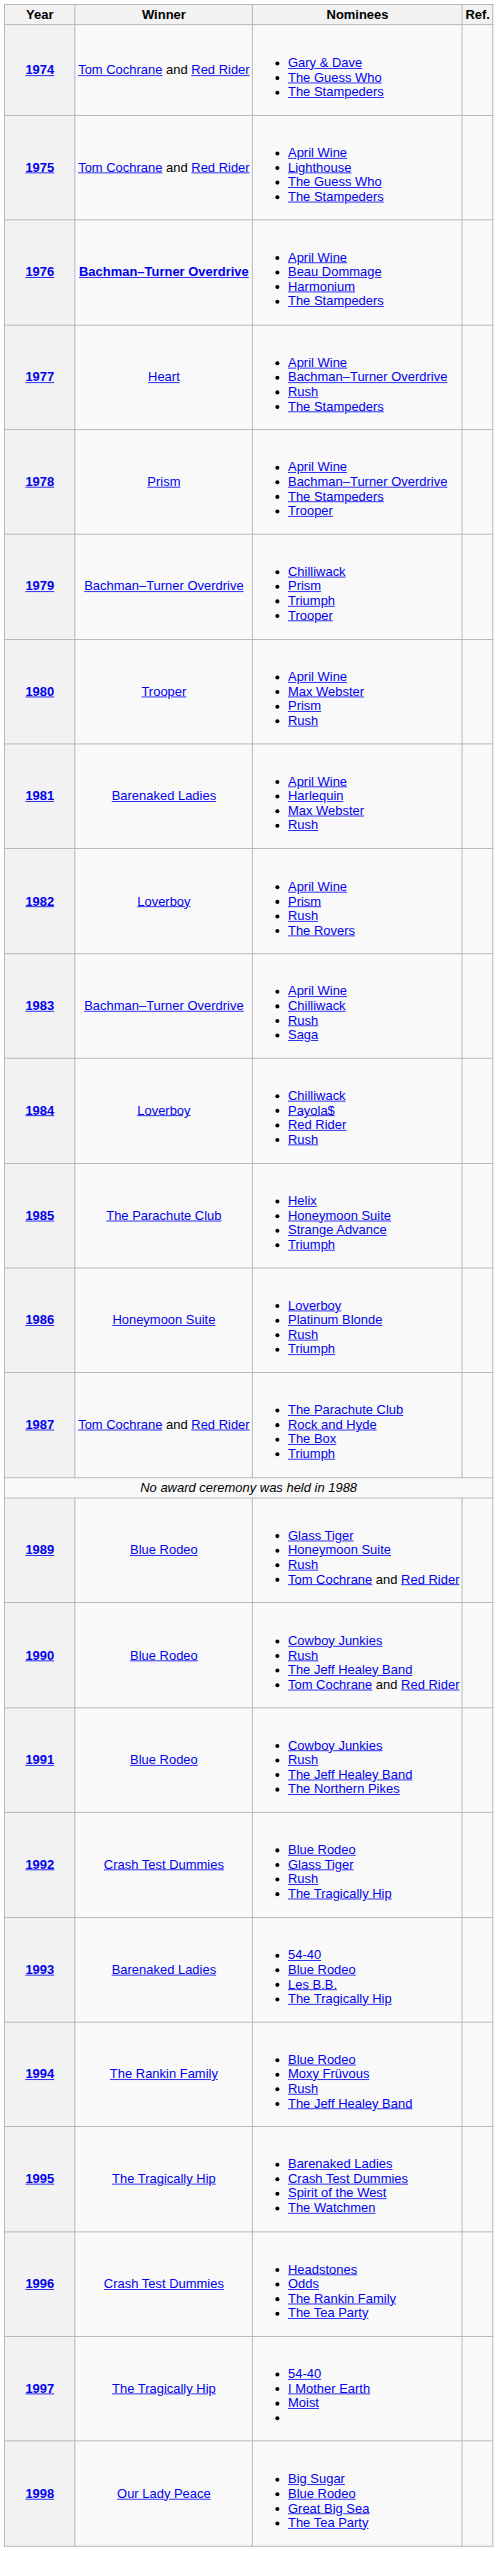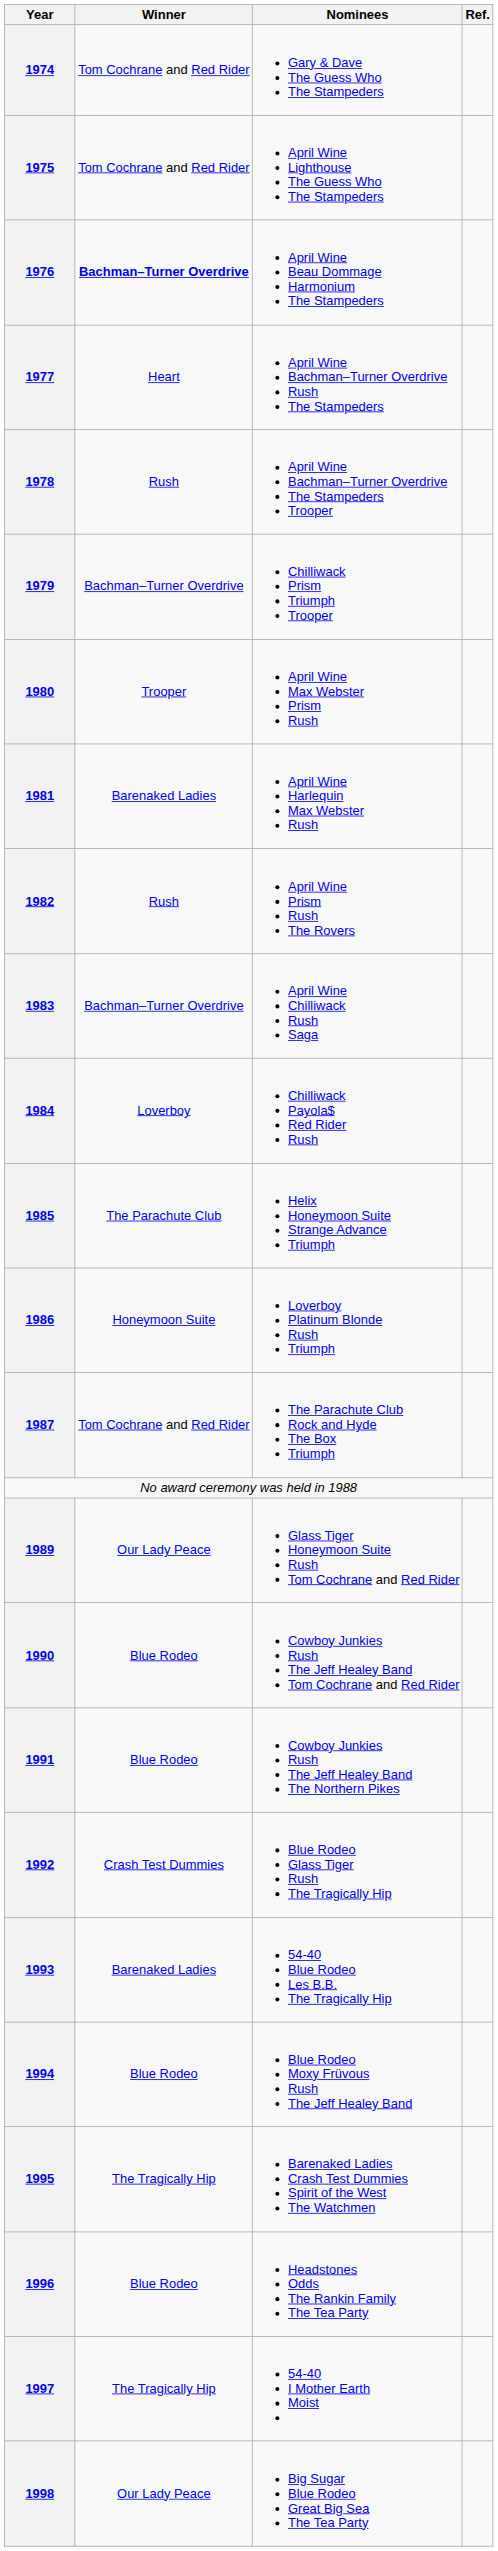(164, 482) Prism -> (164, 482) Rush
(164, 901) Loverboy -> (164, 901) Rush
(164, 1550) Blue Rodeo -> (164, 1550) Our Lady Peace
(164, 2074) The Rankin Family -> (164, 2074) Blue Rodeo
(164, 2284) Crash Test Dummies -> (164, 2284) Blue Rodeo
